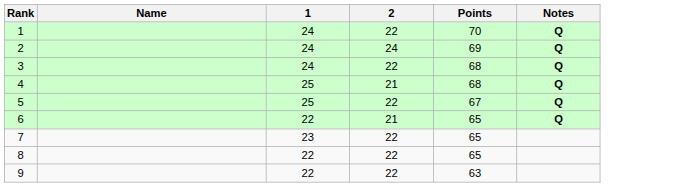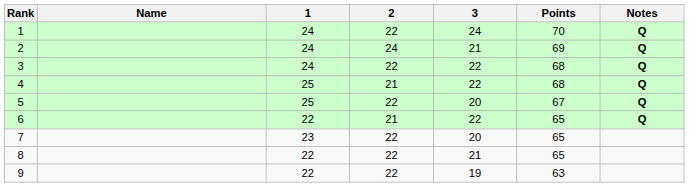+ column: (475, 13)
